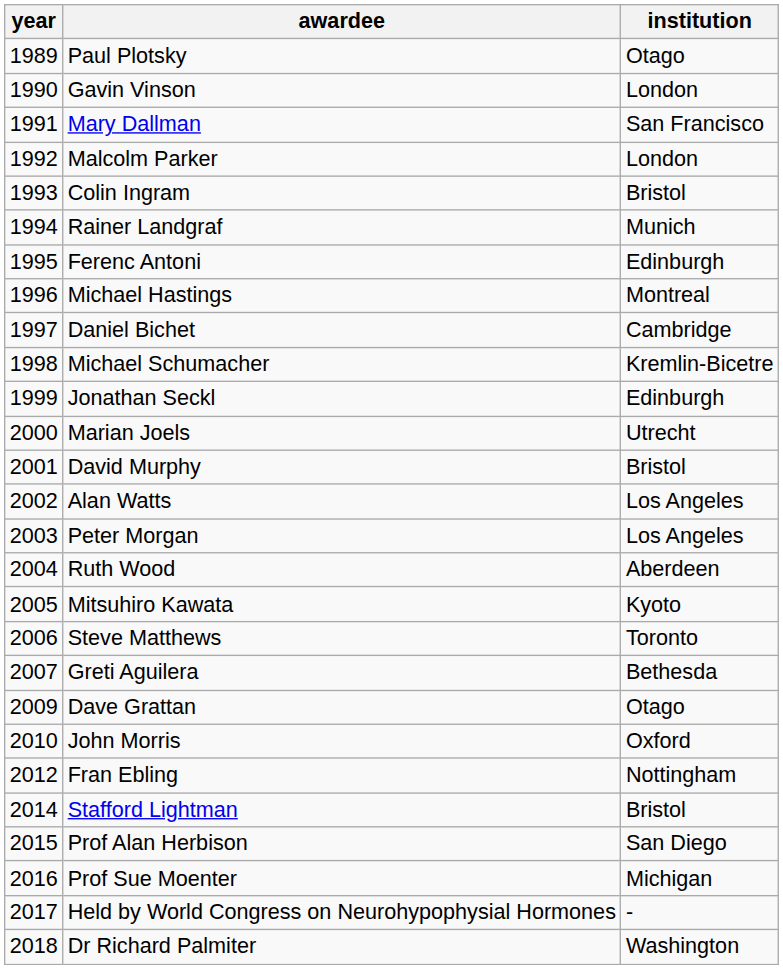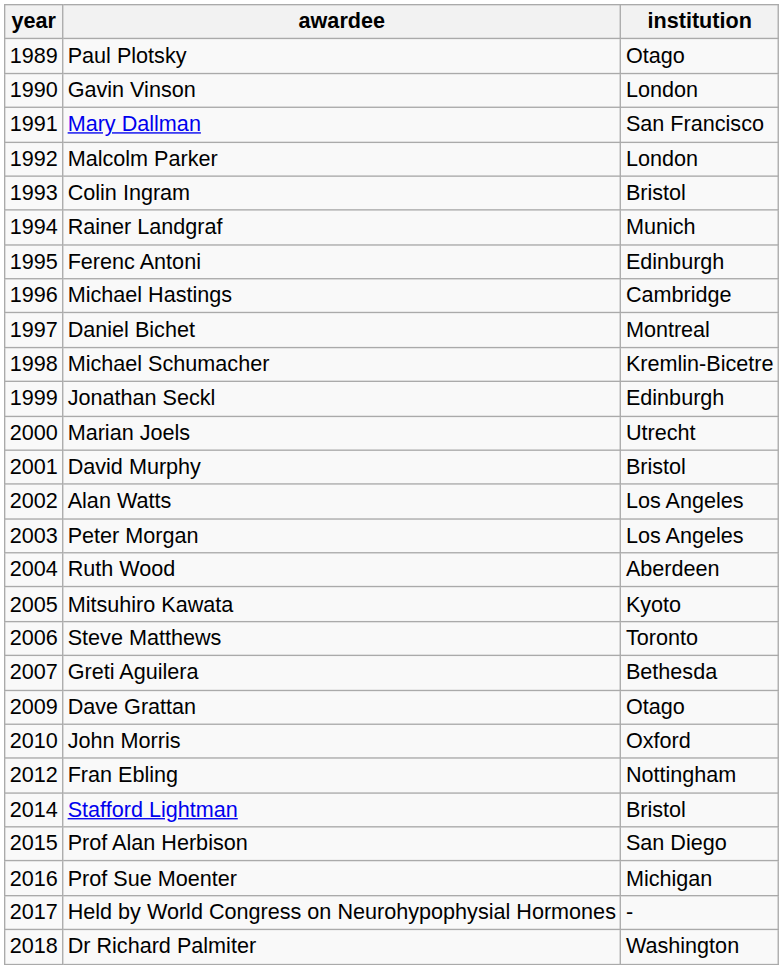(668, 295) Montreal -> (679, 295) Cambridge
(679, 329) Cambridge -> (668, 329) Montreal
